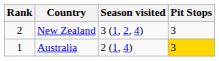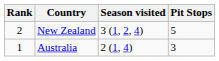(173, 30) 3 -> (173, 30) 5
(173, 47) gold background -> (173, 47) no background
